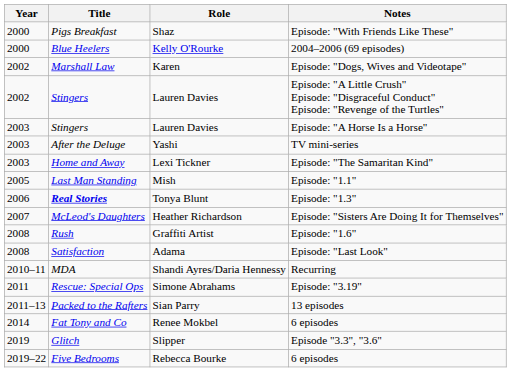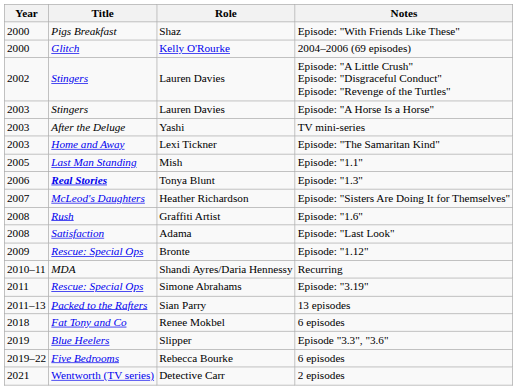(80, 48) Blue Heelers -> (65, 48) Glitch
- row: (166, 66)
+ row: (174, 251)
(18, 322) 2014 -> (18, 322) 2018
(65, 340) Glitch -> (80, 340) Blue Heelers
+ row: (192, 376)
